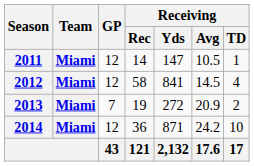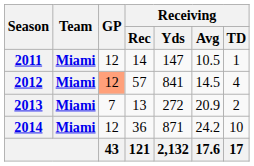(112, 82) no background -> (112, 82) lightsalmon background
(139, 82) 58 -> (139, 82) 57
(139, 104) 19 -> (139, 104) 13
